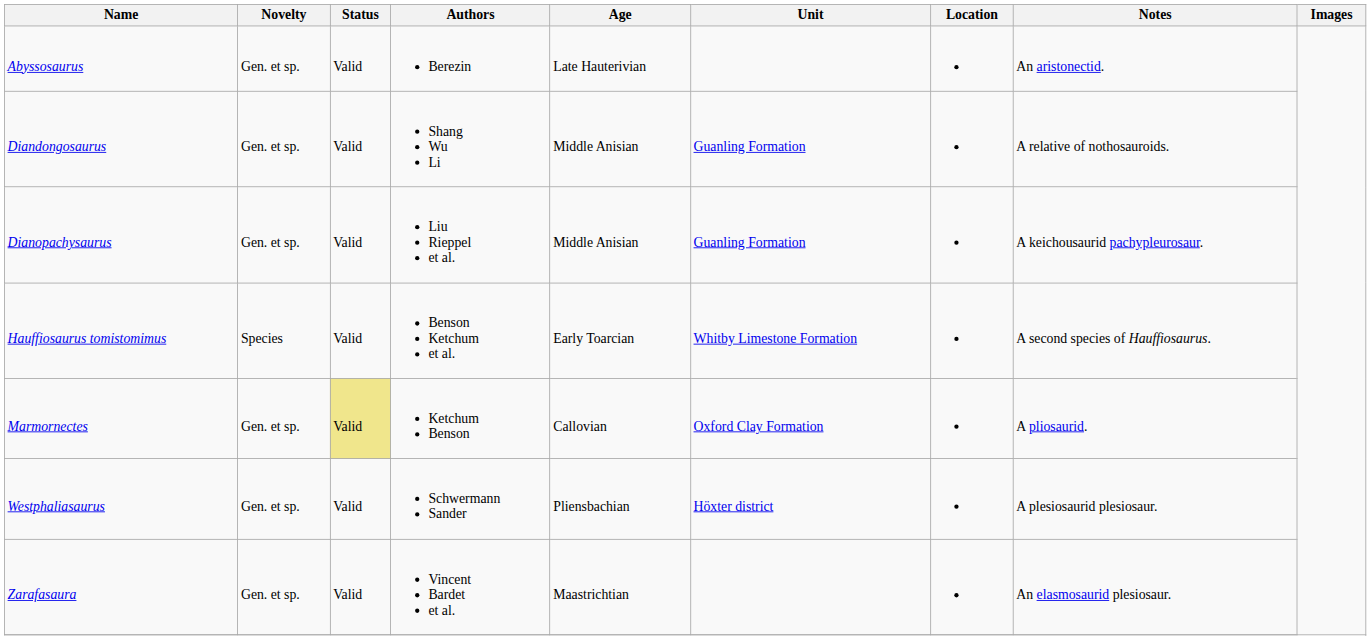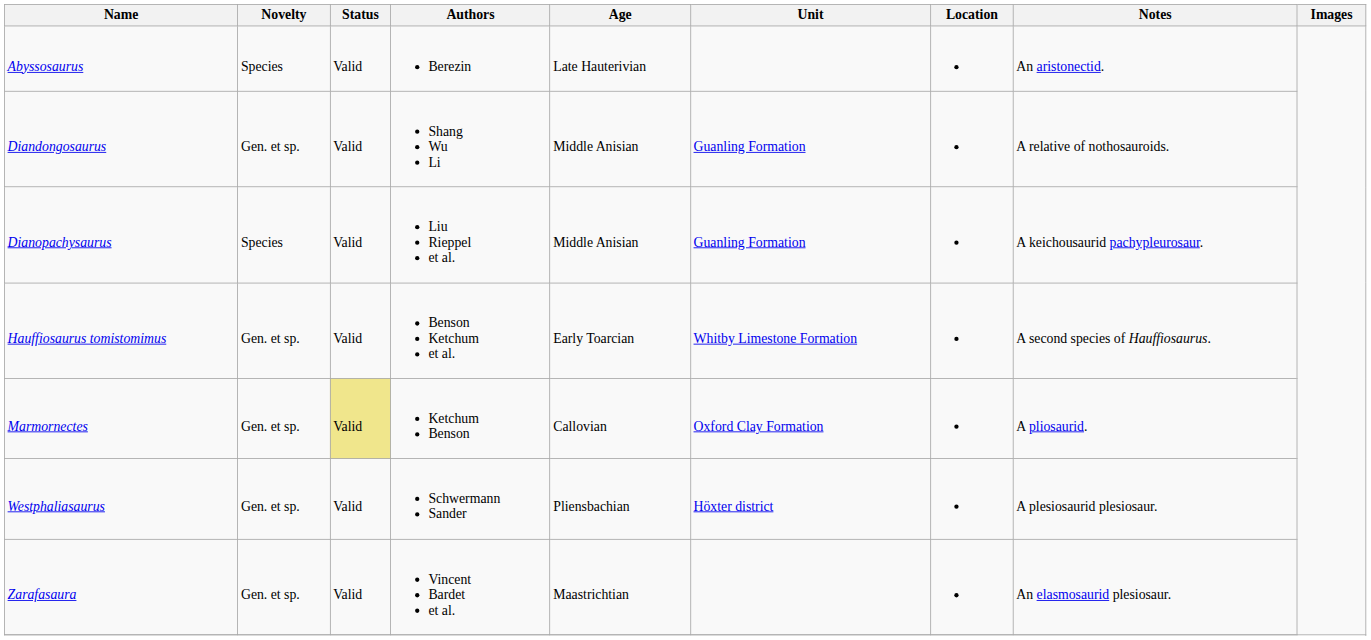(270, 66) Gen. et sp. -> (262, 66) Species
(270, 242) Gen. et sp. -> (262, 242) Species
(262, 338) Species -> (270, 338) Gen. et sp.
